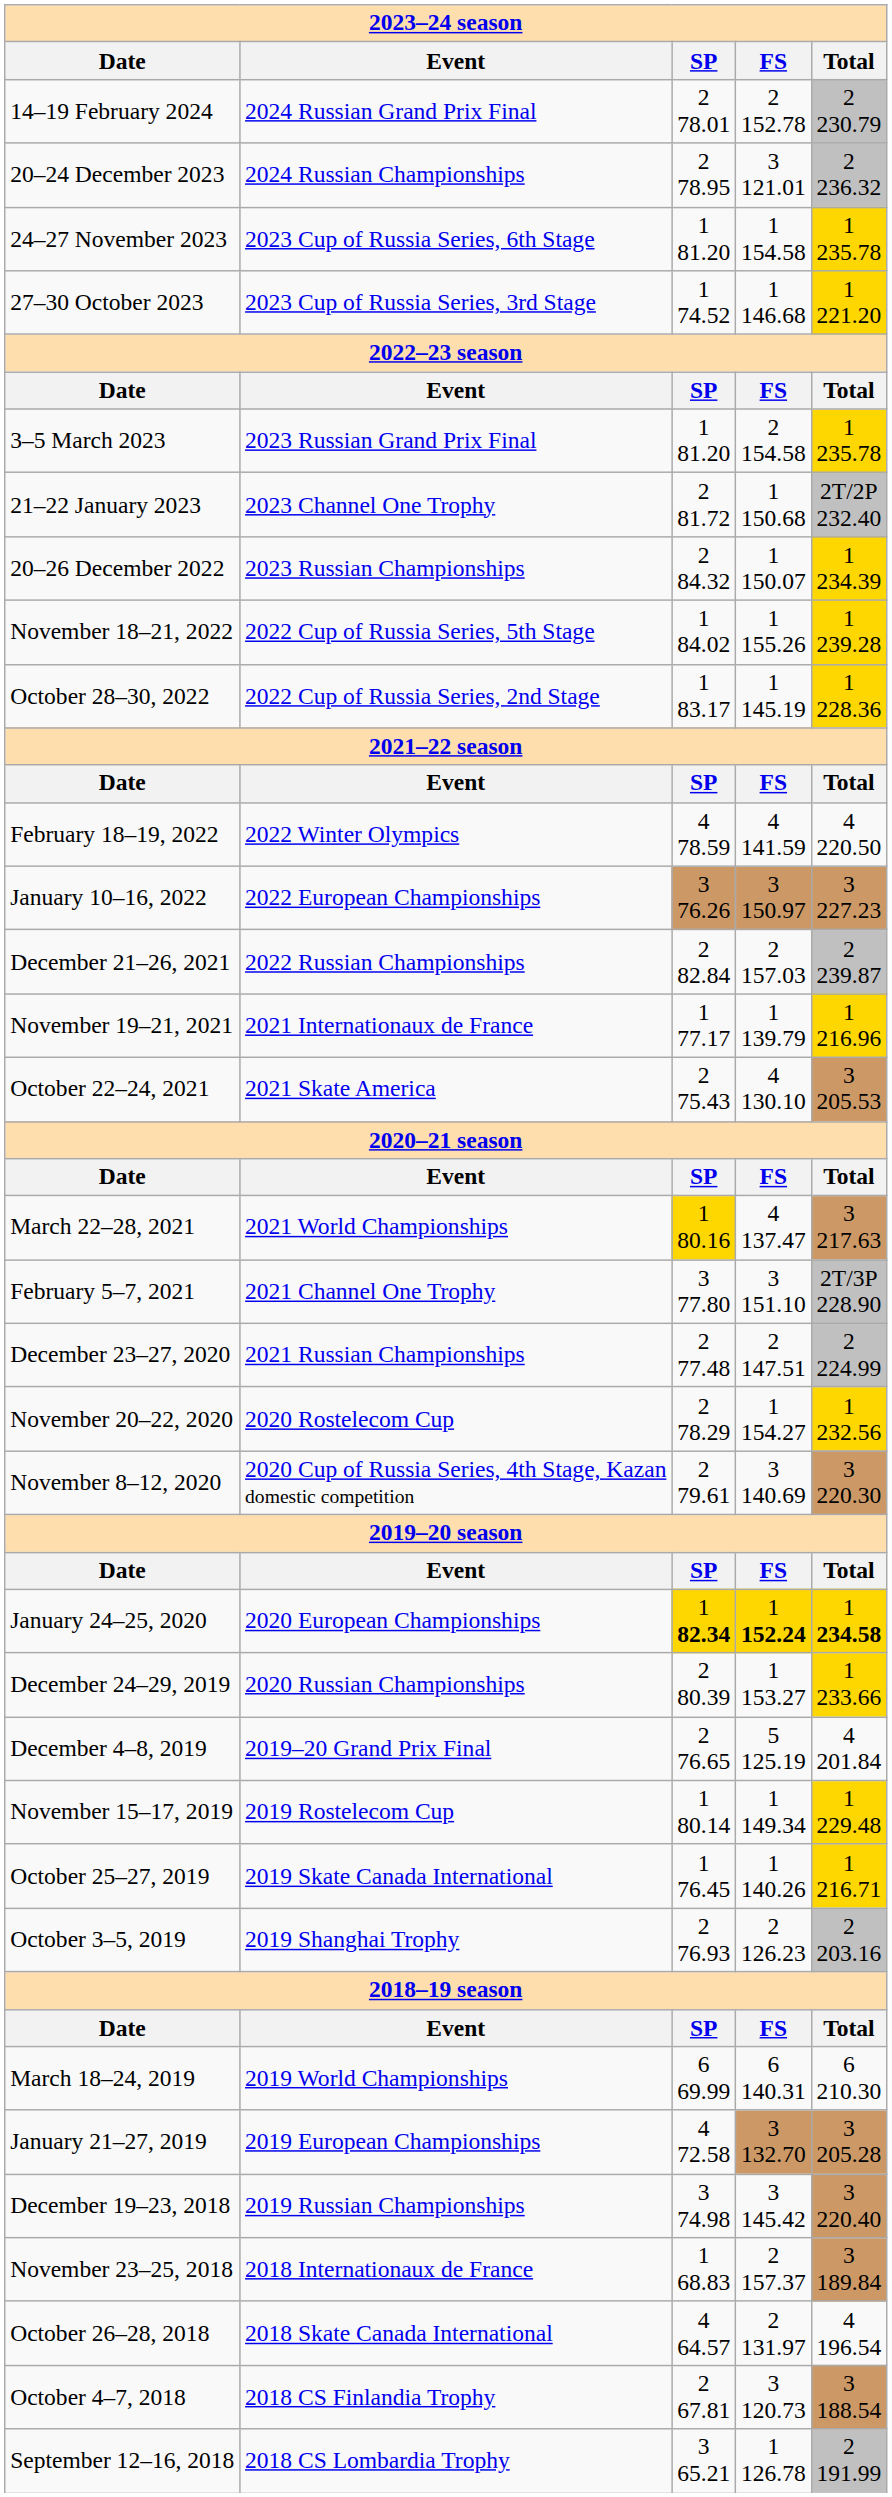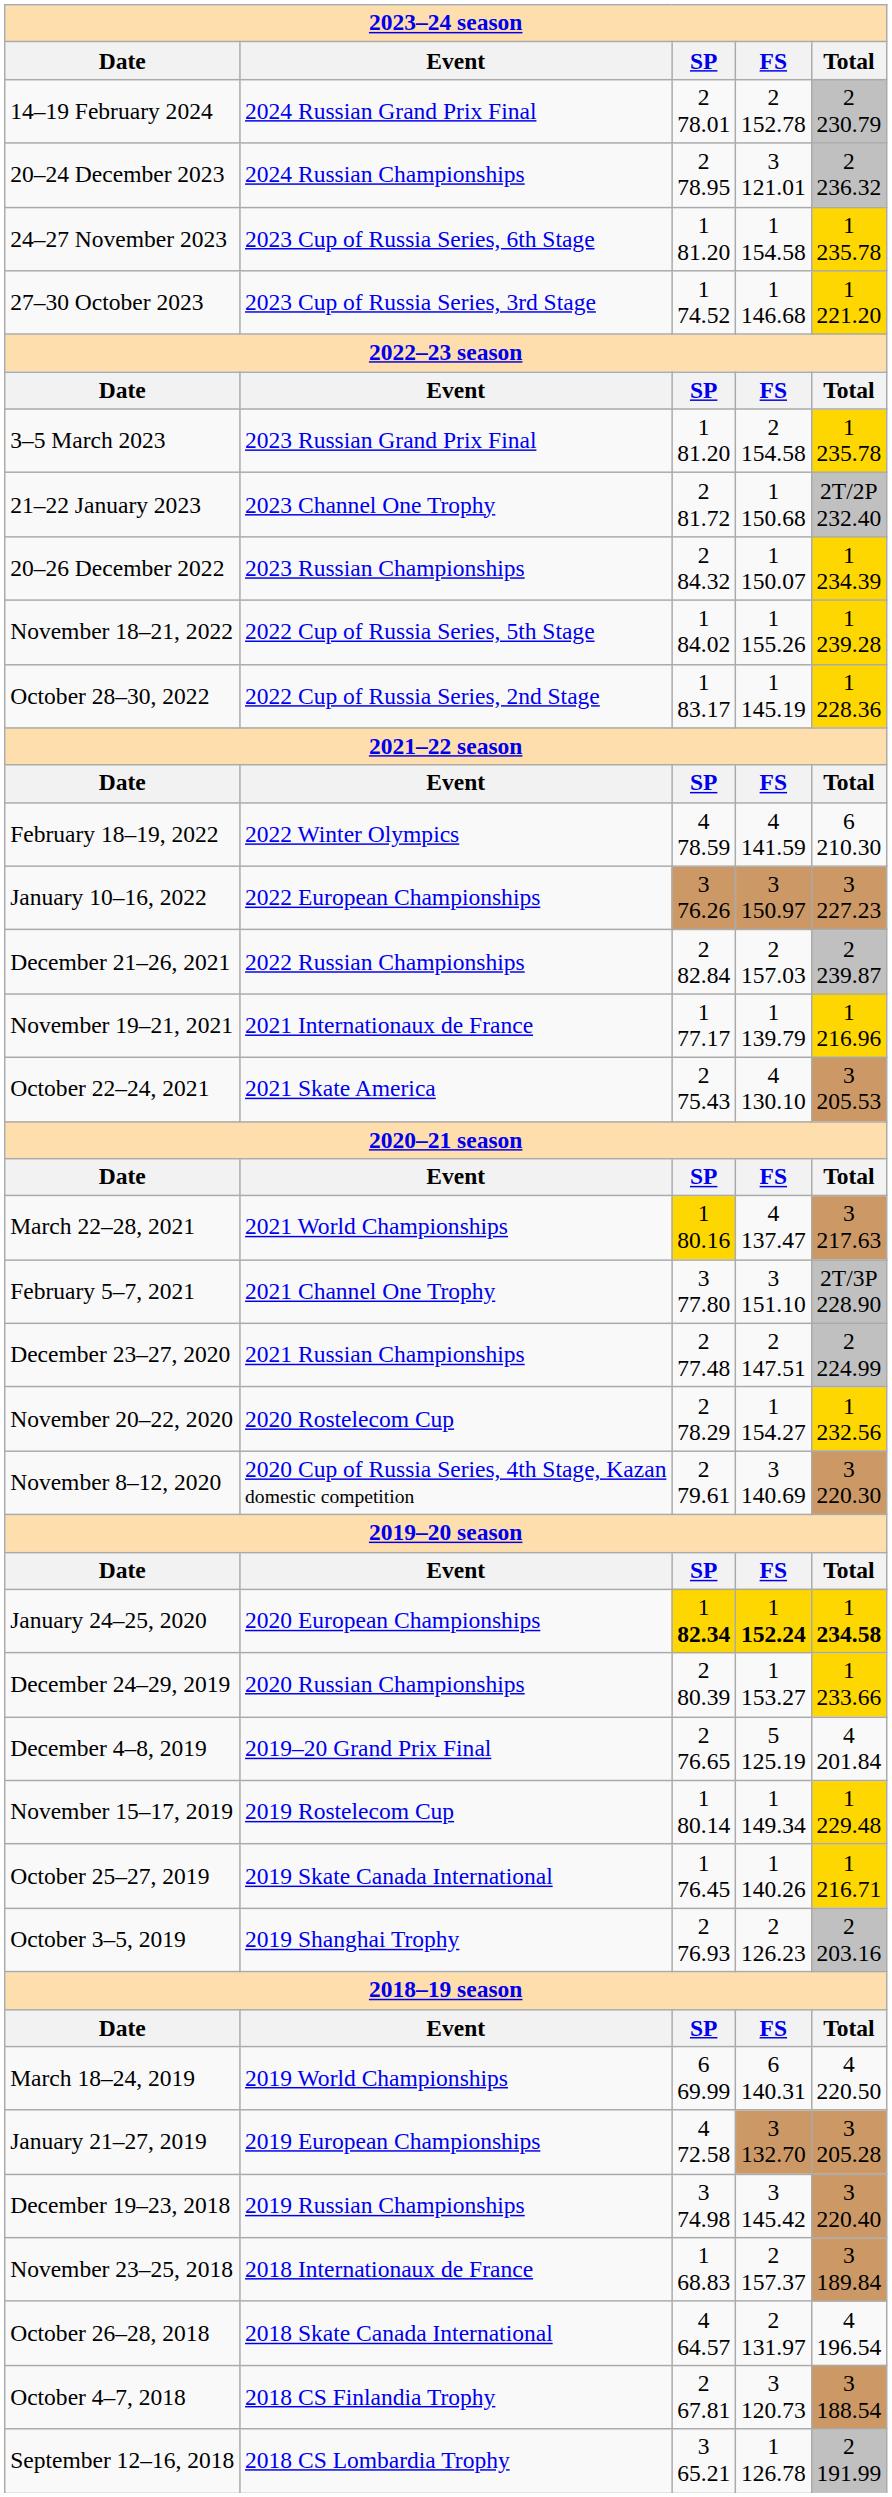(849, 834) 4 220.50 -> (849, 834) 6 210.30
(849, 2078) 6 210.30 -> (849, 2078) 4 220.50
